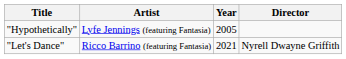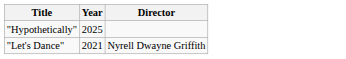- column: (146, 12)
(226, 29) 2005 -> (92, 29) 2025
